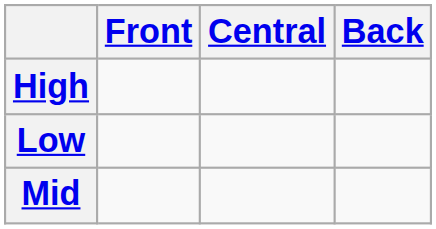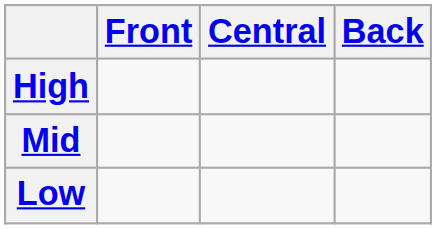rows swapped: (51, 194) <-> (51, 140)
